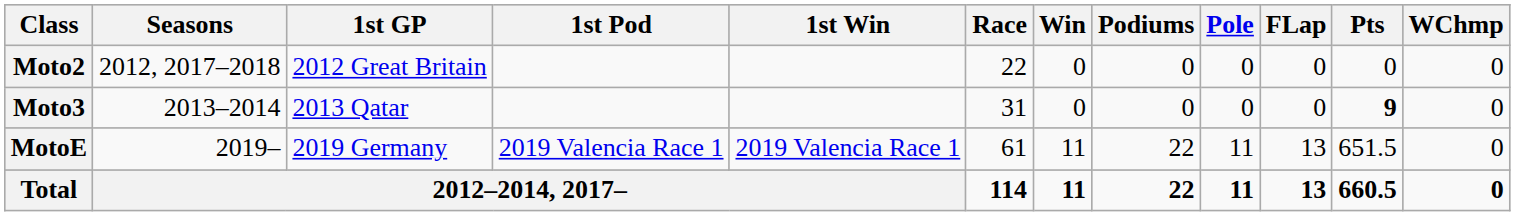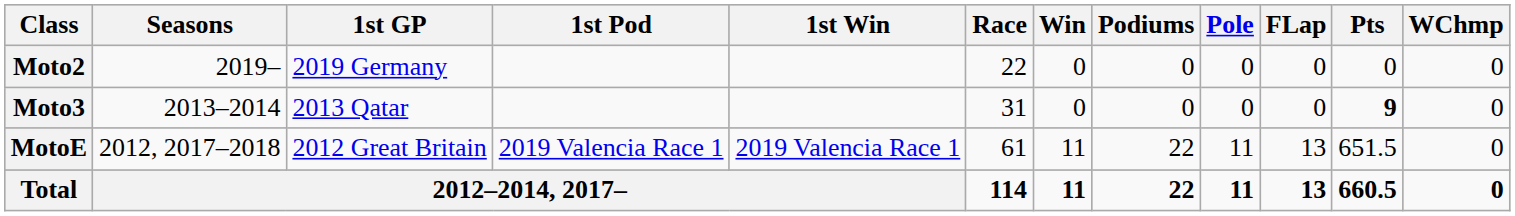(190, 66) 2012, 2017–2018 -> (248, 66) 2019–
(390, 66) 2012 Great Britain -> (370, 66) 2019 Germany
(248, 148) 2019– -> (190, 148) 2012, 2017–2018
(370, 148) 2019 Germany -> (390, 148) 2012 Great Britain
